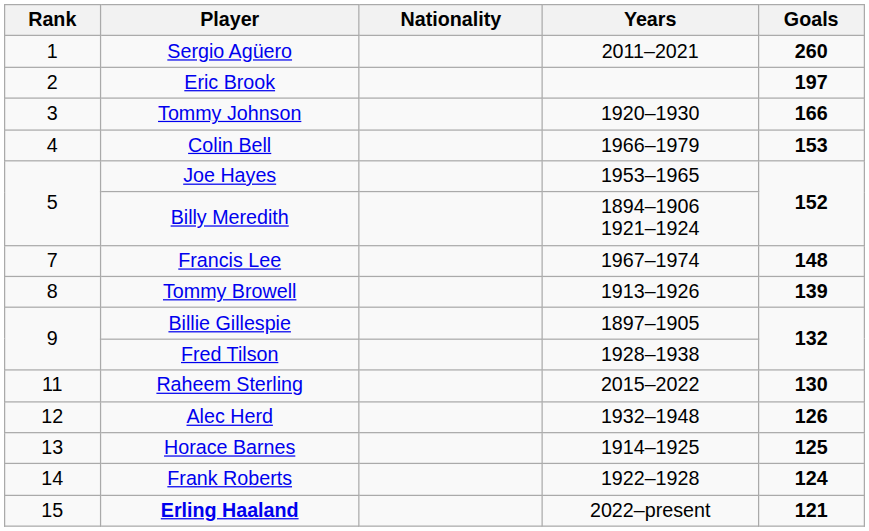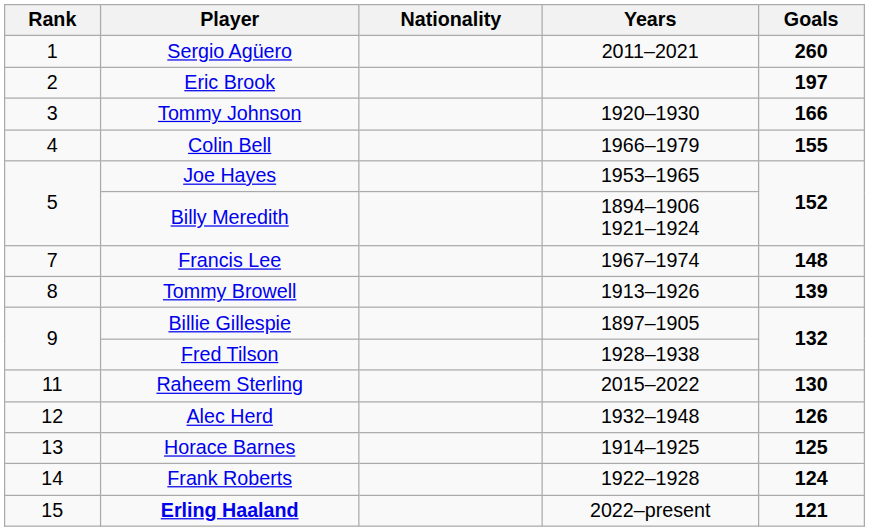(811, 144) 153 -> (811, 144) 155
